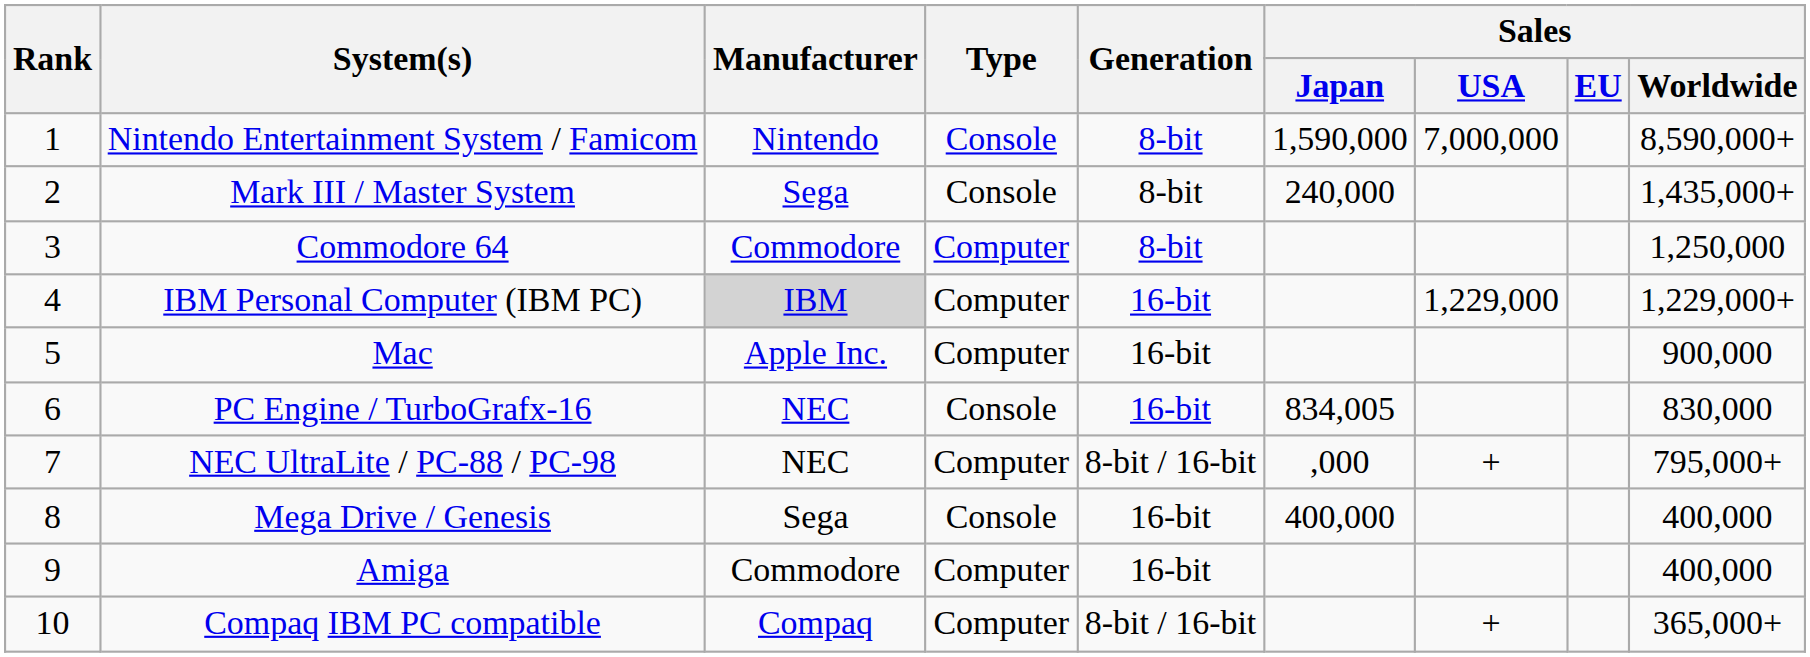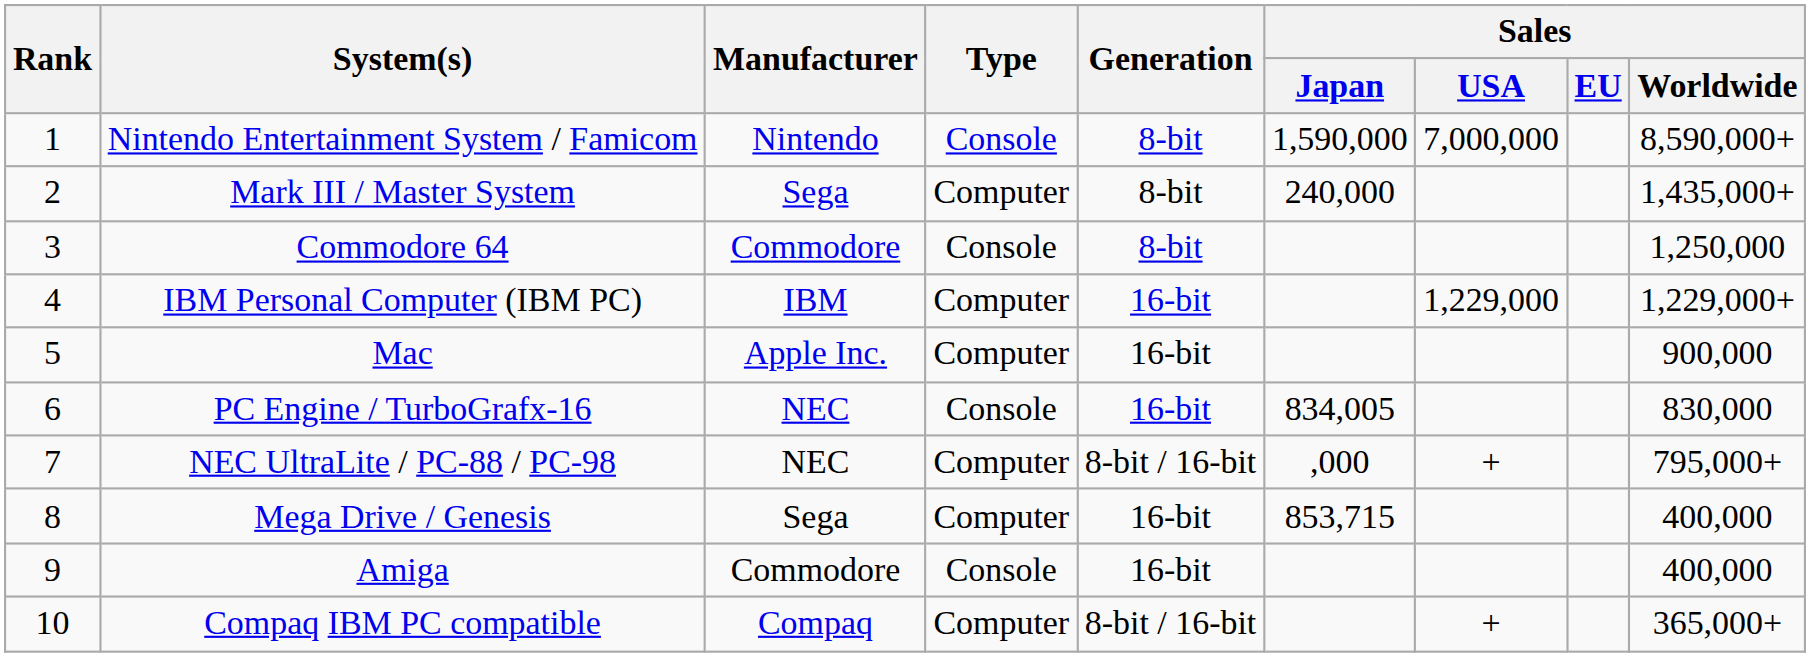(1001, 192) Console -> (1001, 192) Computer
(1001, 246) Computer -> (1001, 246) Console
(815, 300) lightgrey background -> (815, 300) no background
(1001, 515) Console -> (1001, 515) Computer
(1340, 515) 400,000 -> (1340, 515) 853,715
(1001, 569) Computer -> (1001, 569) Console
